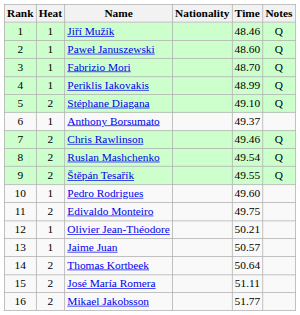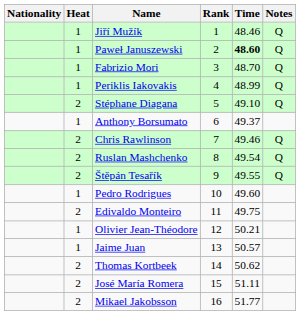columns swapped: (20, 13) <-> (202, 13)
(247, 49) normal -> (247, 49) bold
(247, 265) 50.64 -> (247, 265) 50.62
